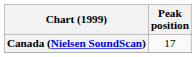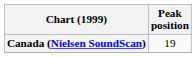(170, 43) 17 -> (170, 43) 19
